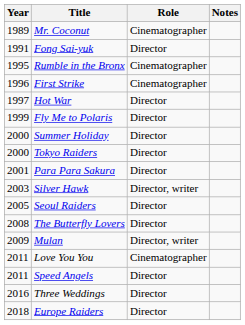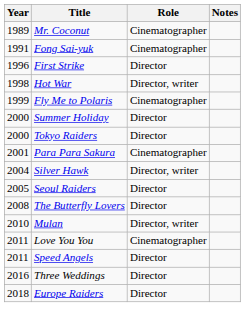(148, 48) Director -> (168, 48) Cinematographer
- row: (79, 65)
(168, 83) Cinematographer -> (148, 65) Director
(18, 100) 1997 -> (18, 83) 1998
(148, 100) Director -> (164, 83) Director, writer
(148, 118) Director -> (168, 100) Cinematographer
(148, 170) Director -> (168, 153) Cinematographer
(18, 188) 2003 -> (18, 170) 2004
(18, 240) 2009 -> (18, 223) 2010
